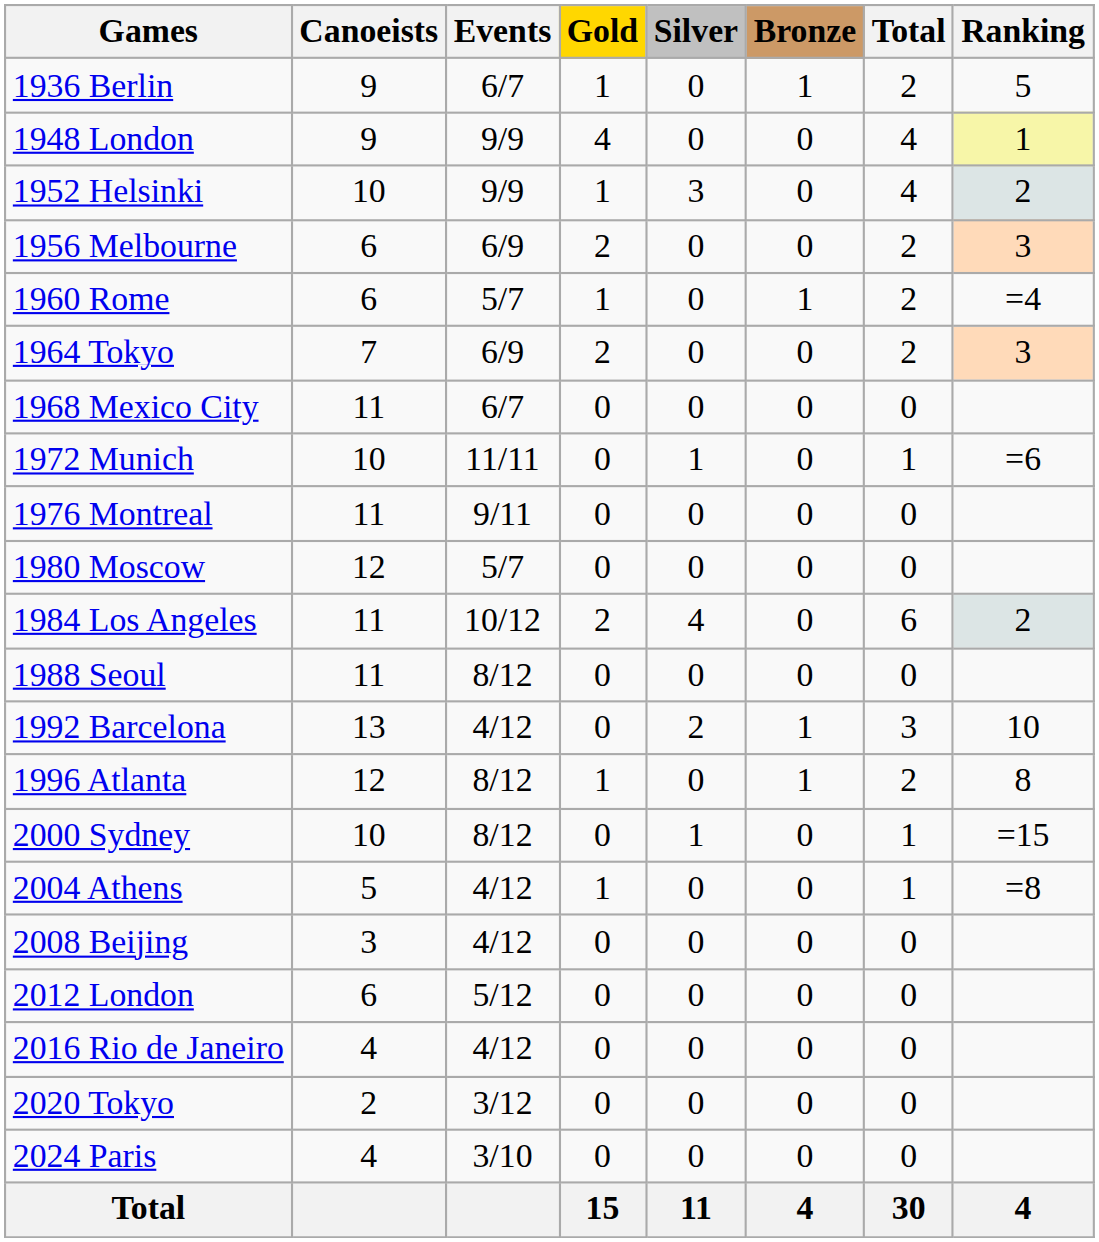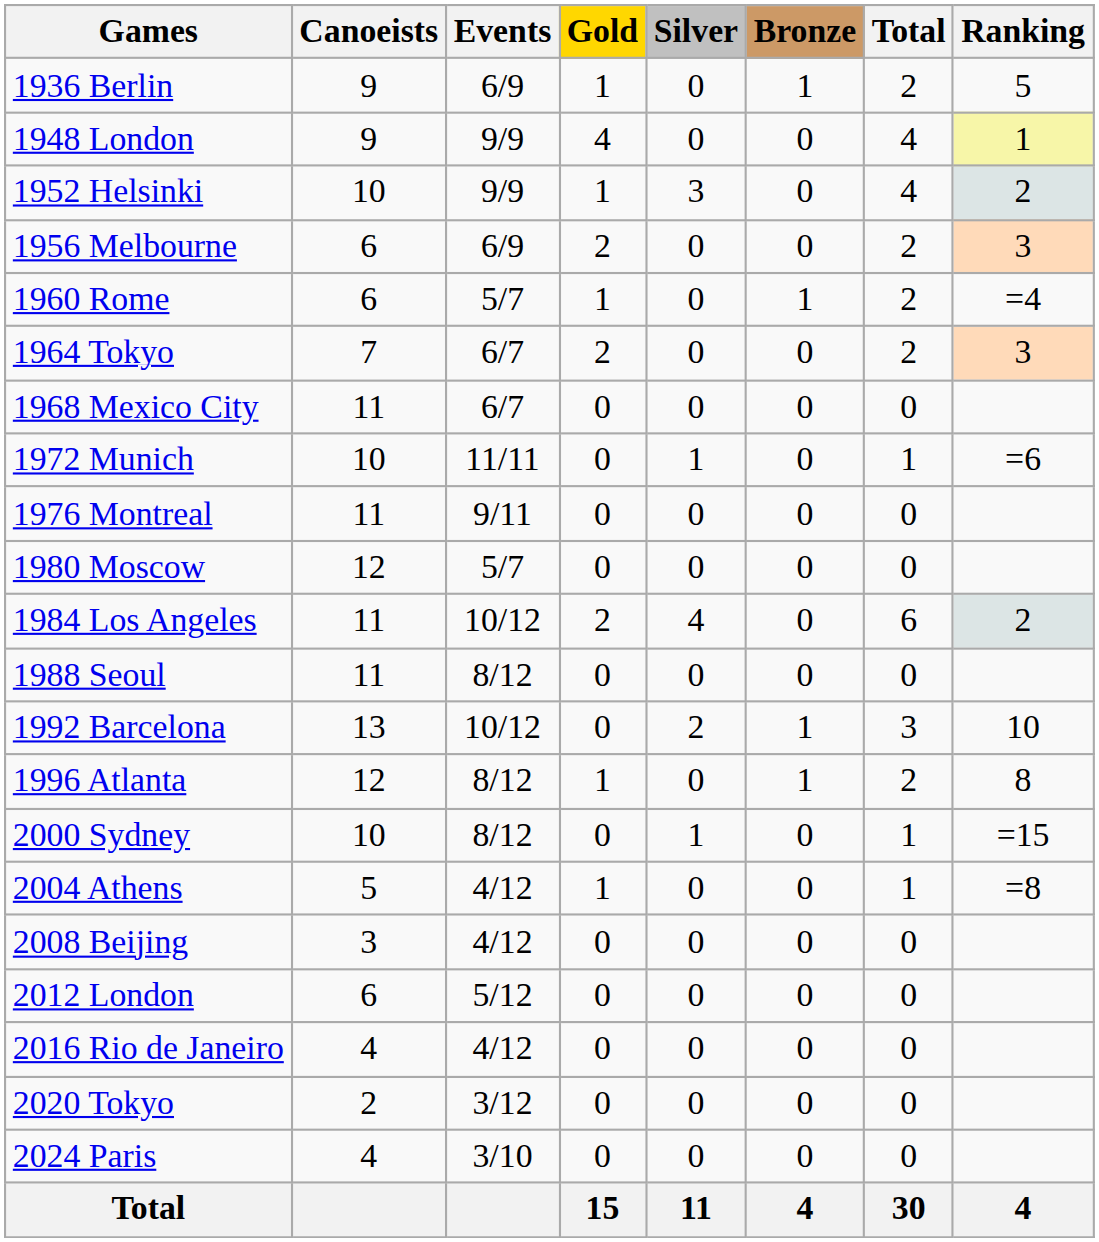(503, 84) 6/7 -> (503, 84) 6/9
(503, 352) 6/9 -> (503, 352) 6/7
(503, 727) 4/12 -> (503, 727) 10/12
